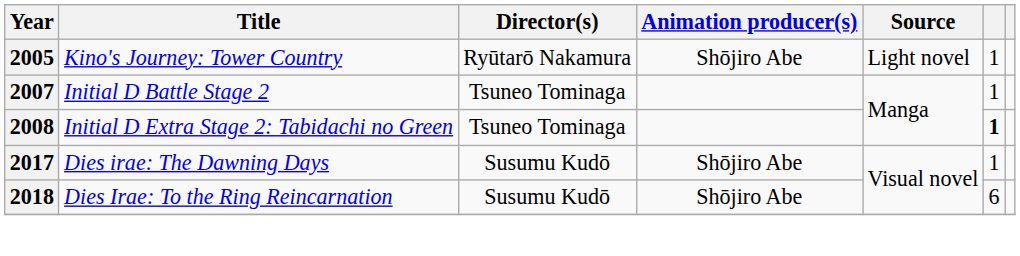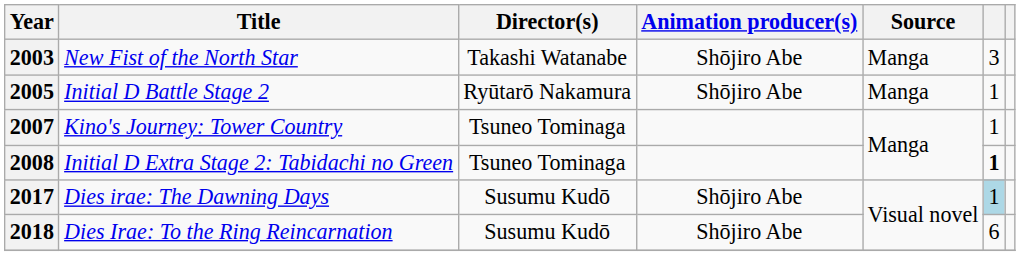+ row: (32, 57)
(203, 57) Kino's Journey: Tower Country -> (167, 92) Initial D Battle Stage 2
(919, 57) Light novel -> (898, 92) Manga
(167, 92) Initial D Battle Stage 2 -> (203, 127) Kino's Journey: Tower Country
(994, 162) no background -> (994, 197) lightblue background
